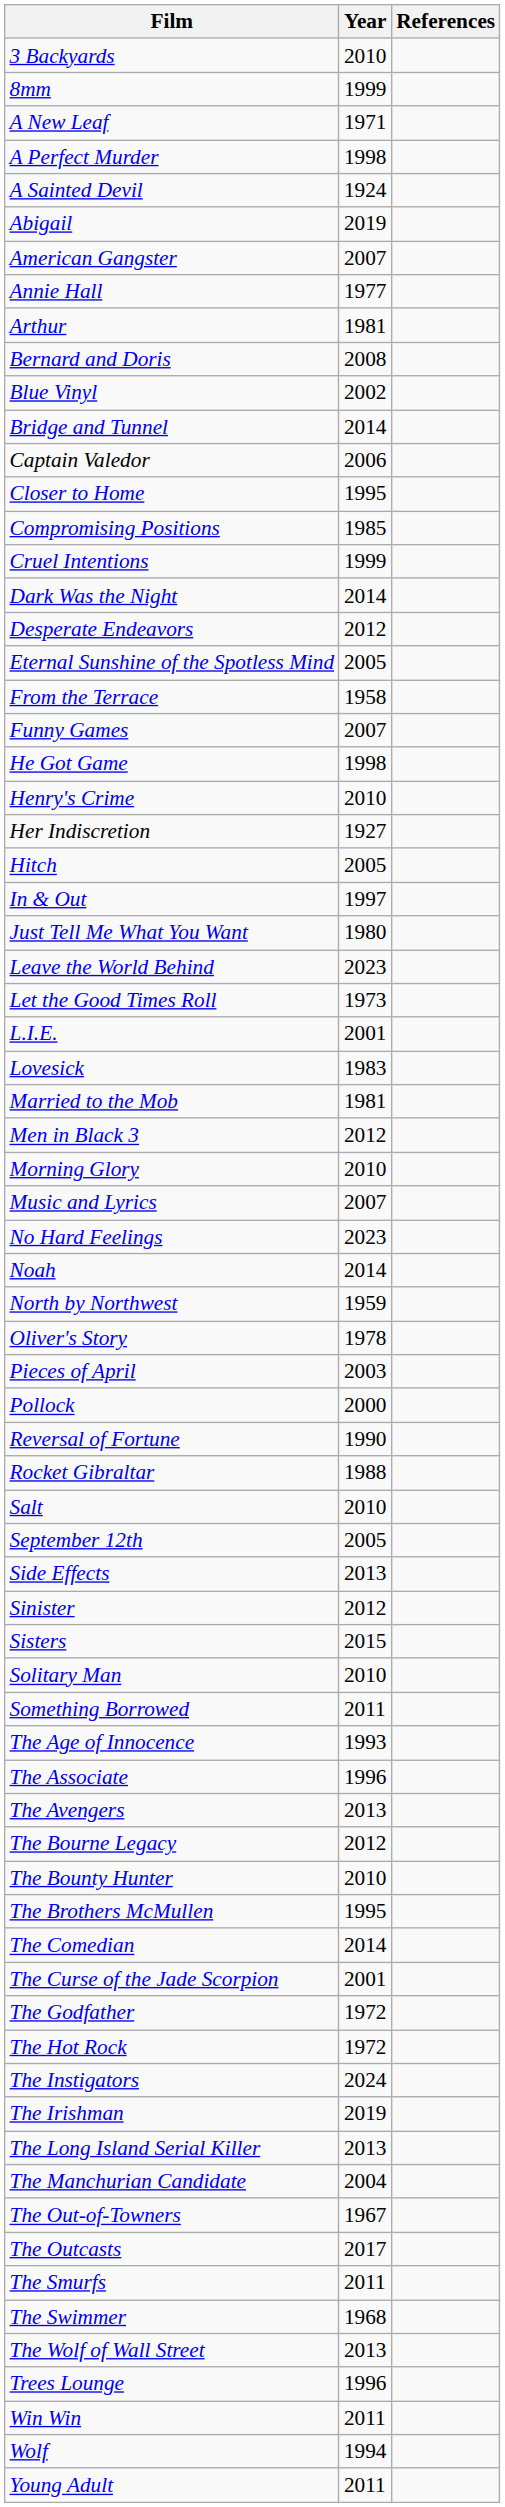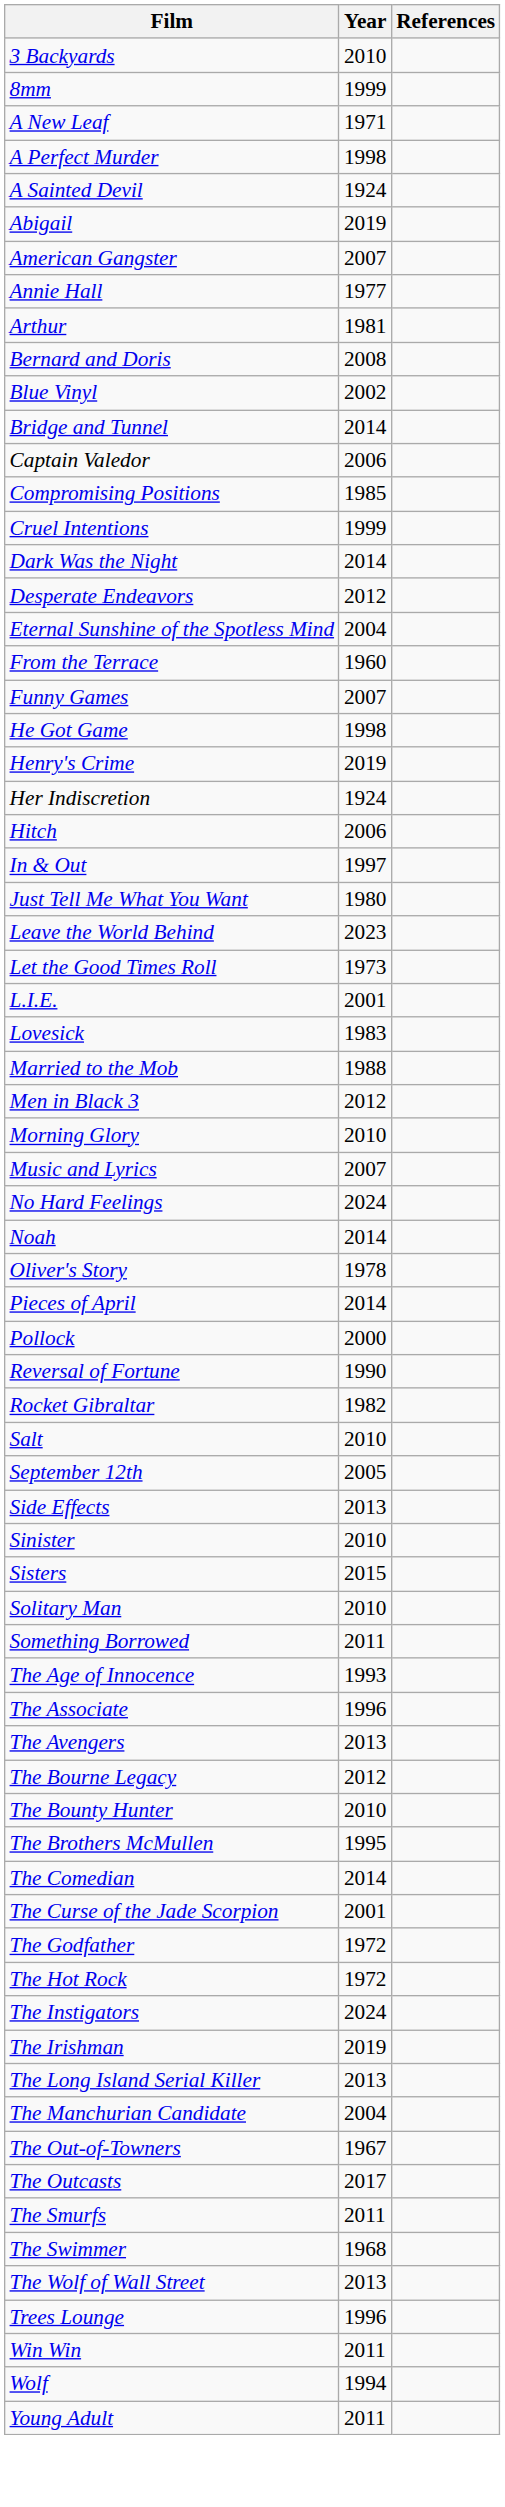- row: (77, 493)
(365, 662) 2005 -> (365, 628) 2004
(365, 696) 1958 -> (365, 662) 1960
(365, 797) 2010 -> (365, 763) 2019
(365, 831) 1927 -> (365, 797) 1924
(365, 865) 2005 -> (365, 831) 2006
(365, 1101) 1981 -> (365, 1067) 1988
(365, 1236) 2023 -> (365, 1202) 2024
- row: (94, 1303)
(365, 1371) 2003 -> (365, 1303) 2014
(365, 1472) 1988 -> (365, 1405) 1982
(365, 1607) 2012 -> (365, 1540) 2010
